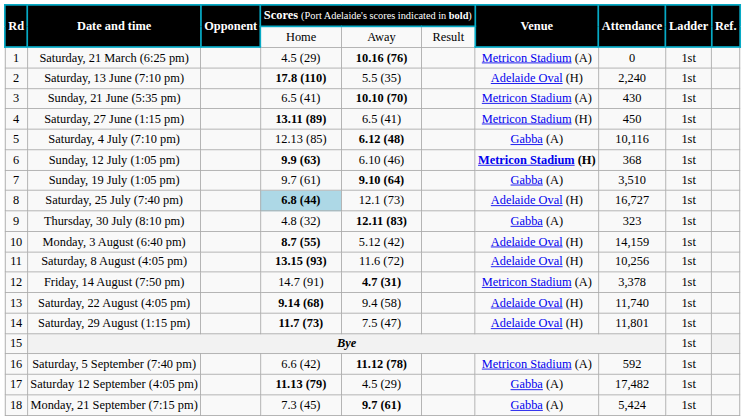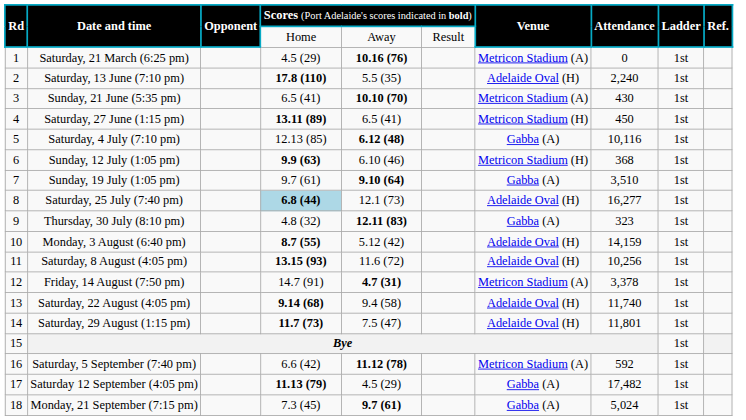(537, 160) bold -> (533, 160) normal
(632, 201) 16,727 -> (625, 201) 16,277
(632, 405) 5,424 -> (625, 405) 5,024
